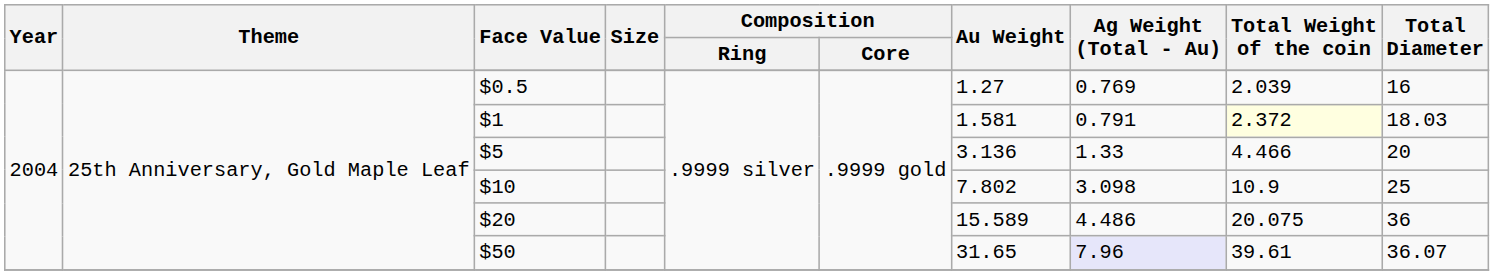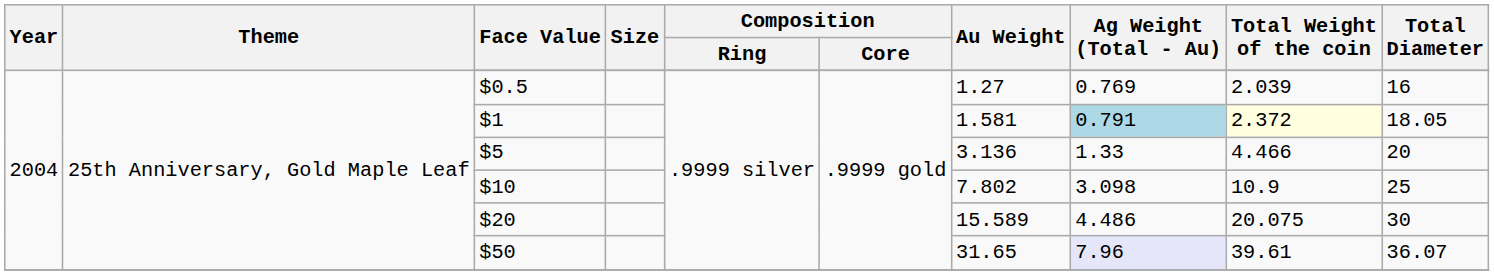(1106, 120) no background -> (1106, 120) lightblue background
(1417, 120) 18.03 -> (1417, 120) 18.05
(1399, 220) 36 -> (1399, 220) 30
